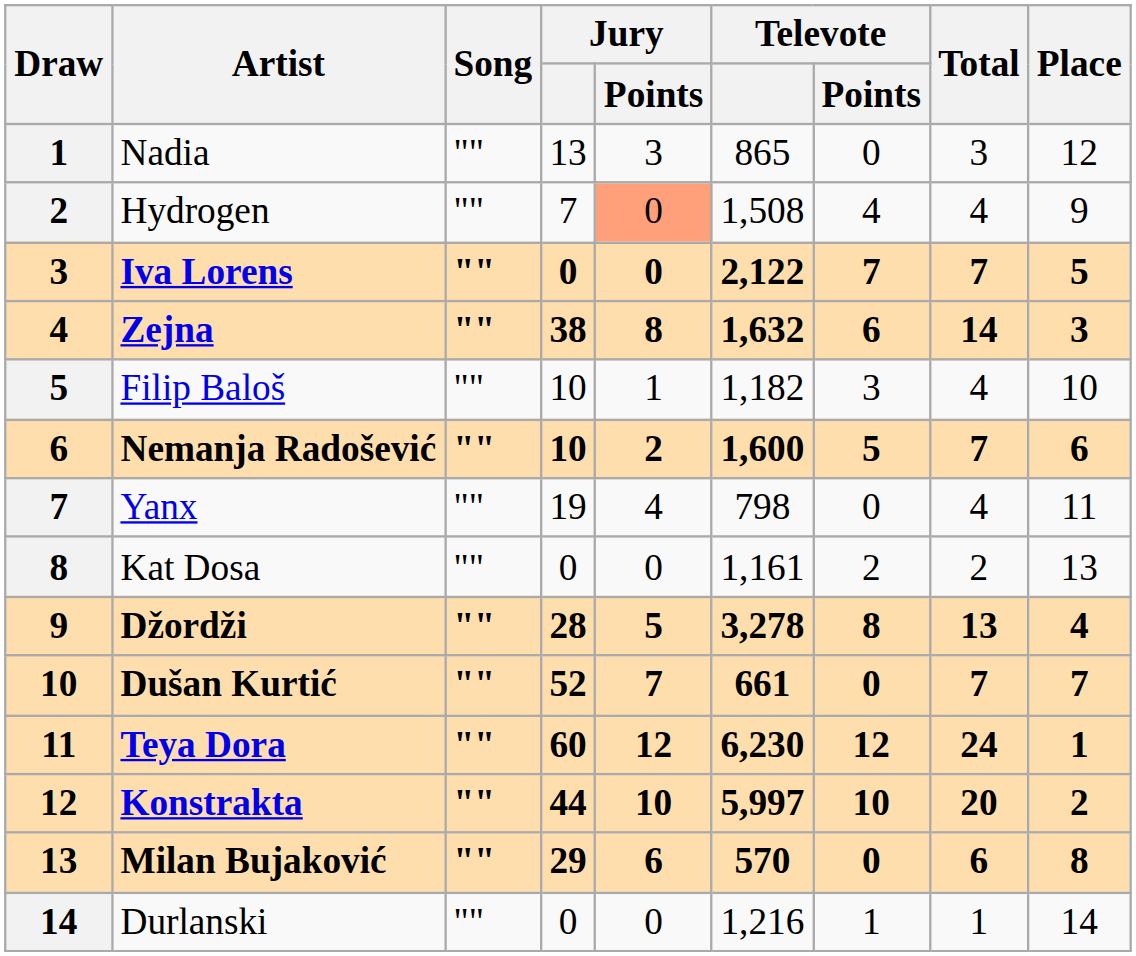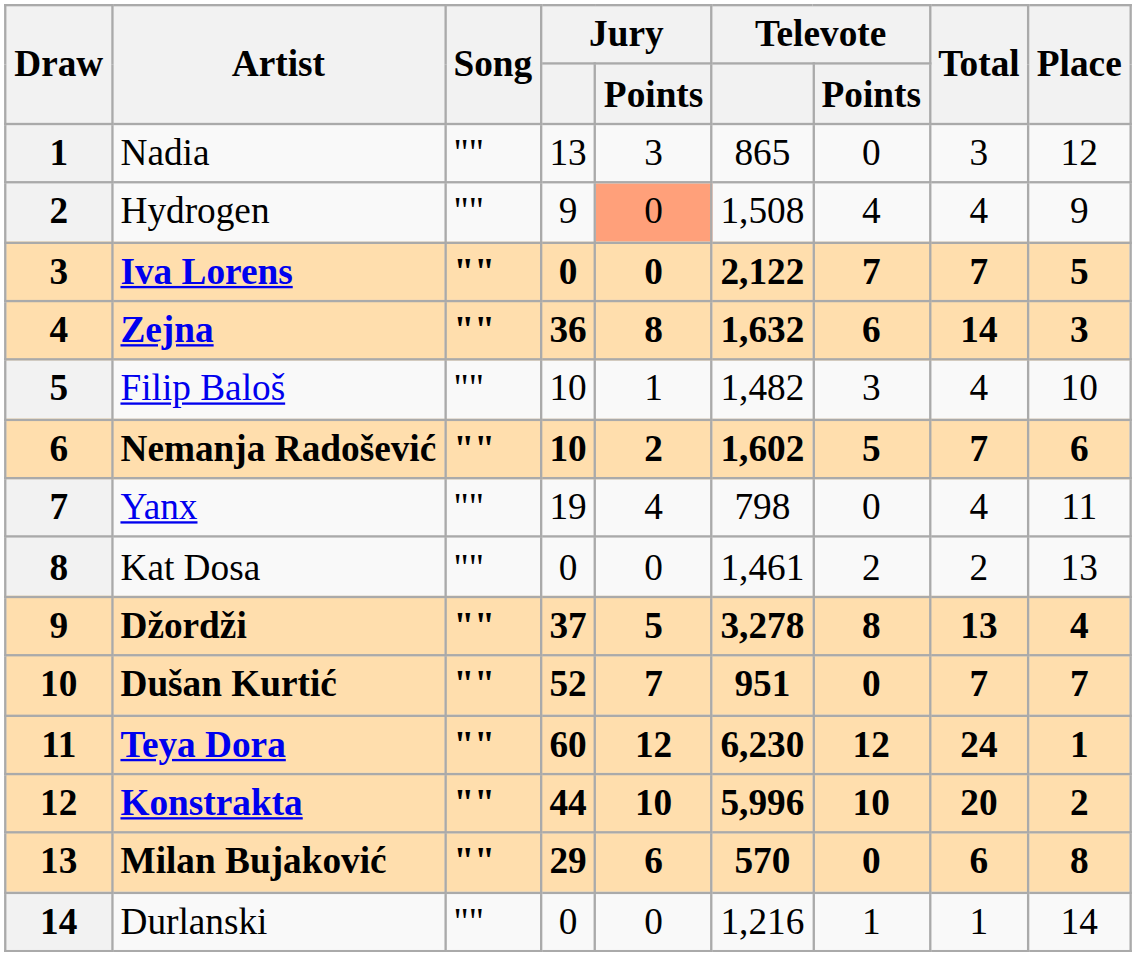(568, 211) 7 -> (568, 211) 9
(568, 329) 38 -> (568, 329) 36
(762, 388) 1,182 -> (762, 388) 1,482
(762, 447) 1,600 -> (762, 447) 1,602
(762, 566) 1,161 -> (762, 566) 1,461
(568, 625) 28 -> (568, 625) 37
(762, 684) 661 -> (762, 684) 951
(762, 802) 5,997 -> (762, 802) 5,996
